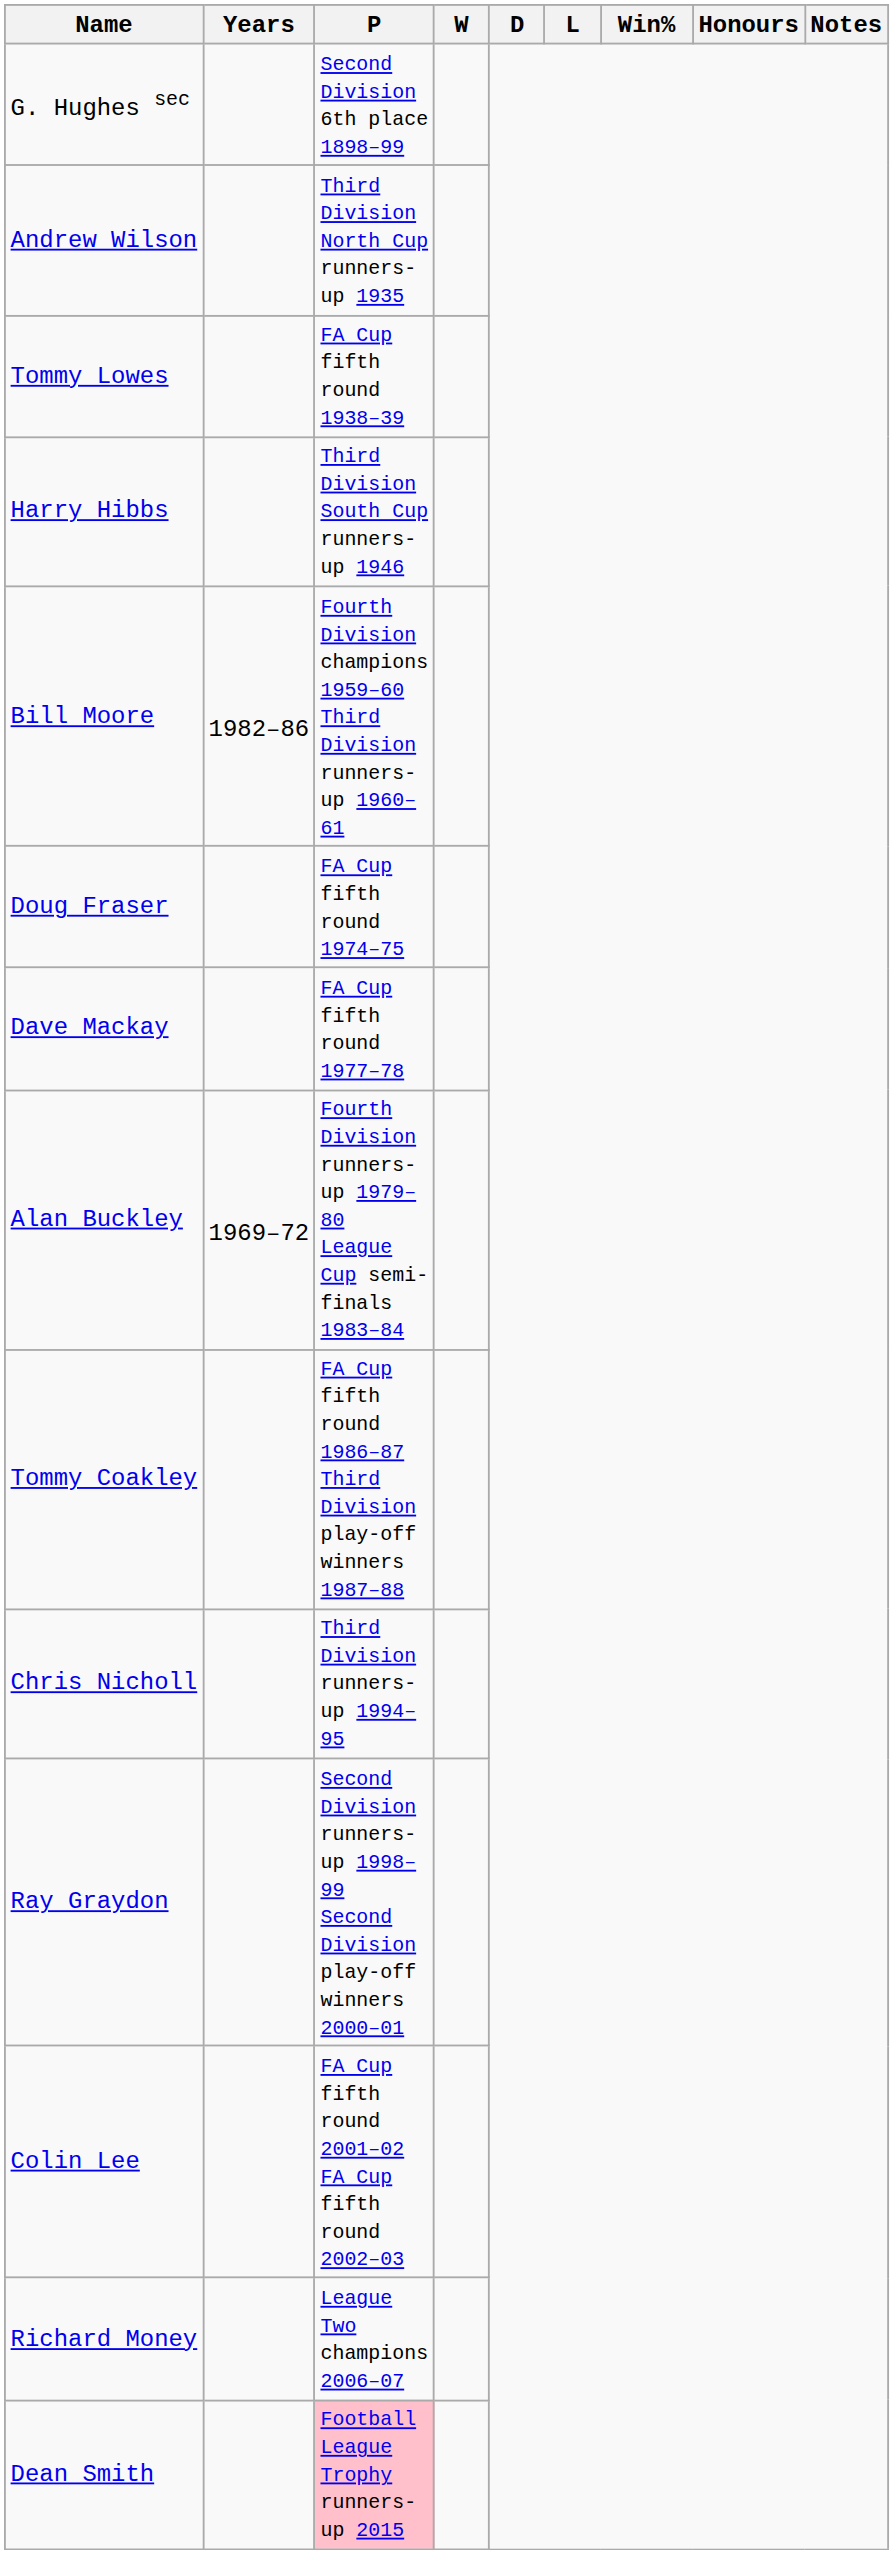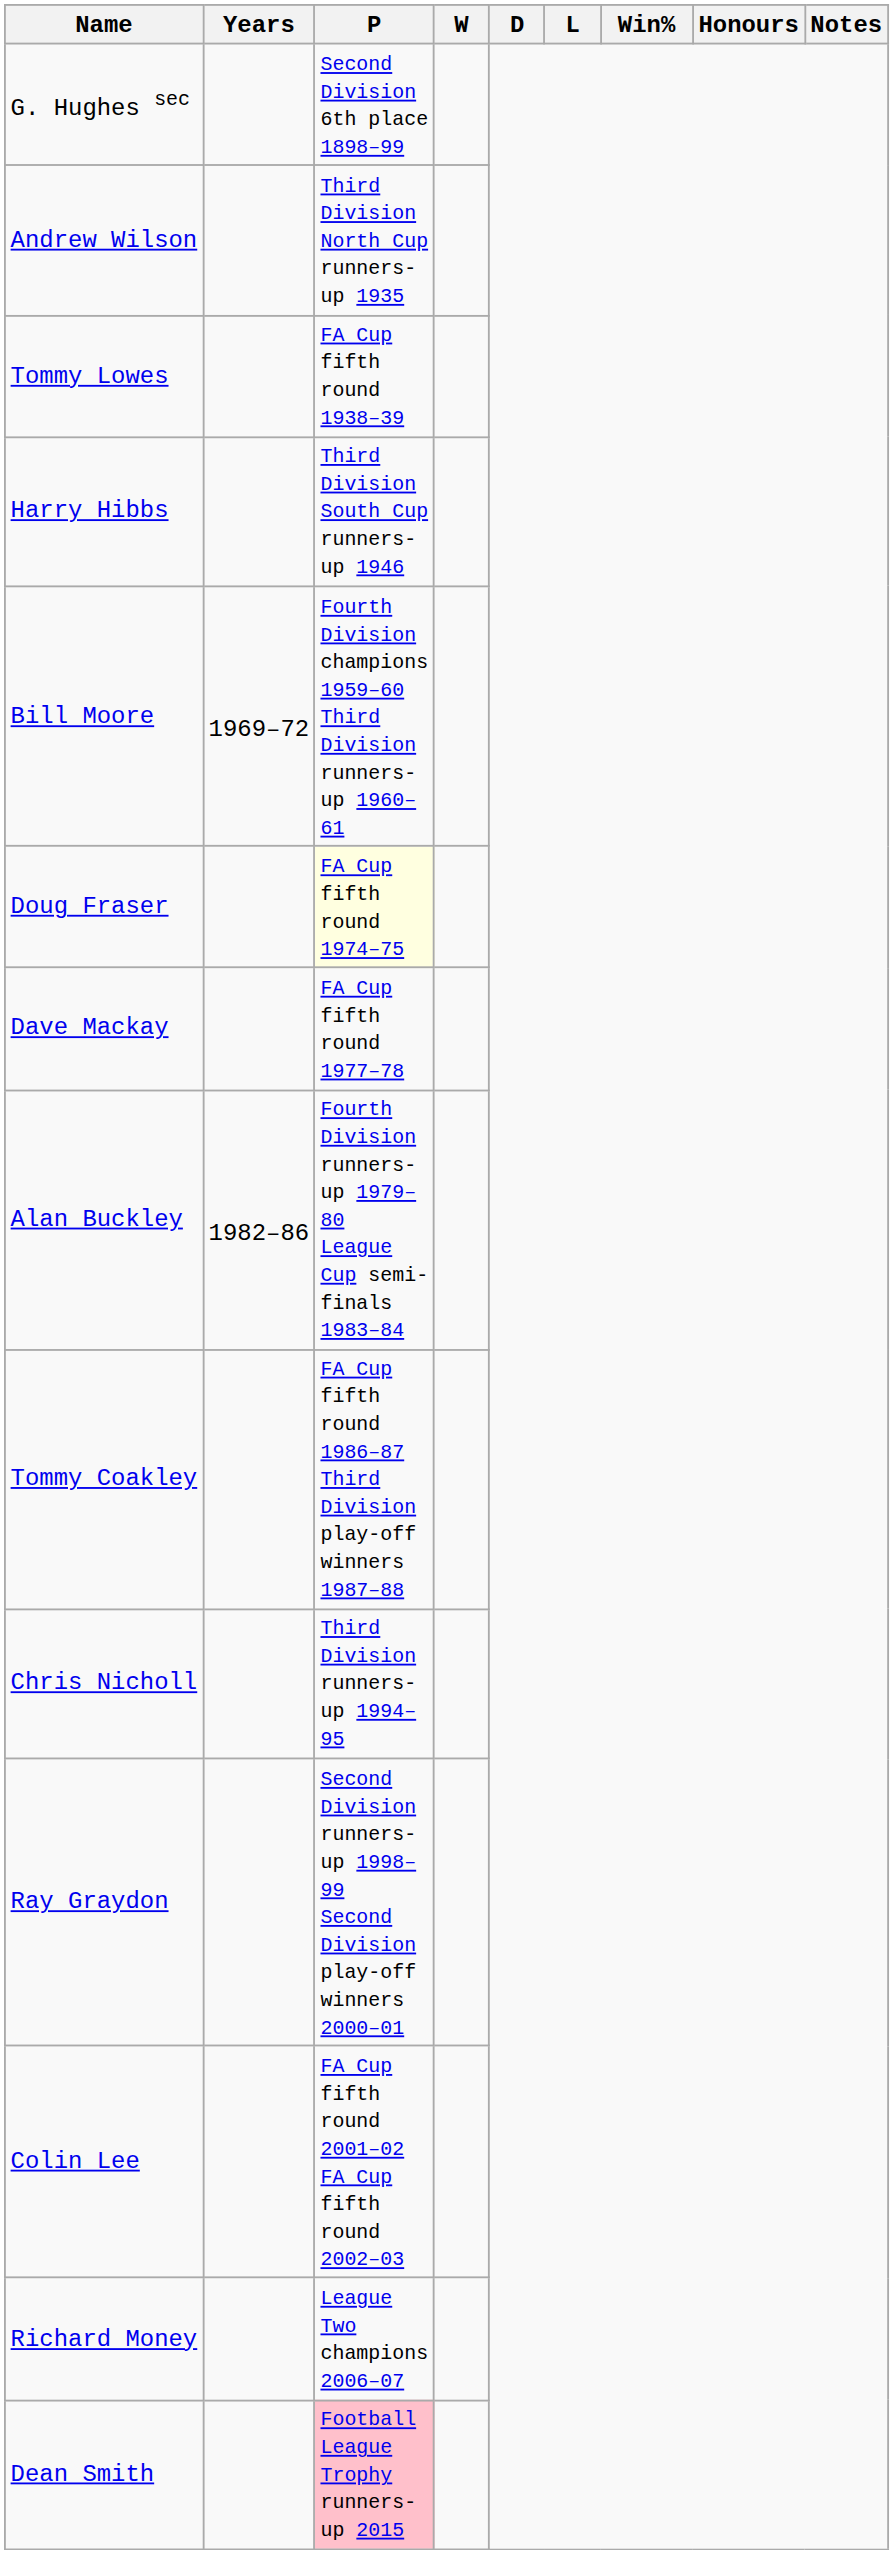(259, 730) 1982–86 -> (259, 730) 1969–72
(362, 908) no background -> (362, 908) lightyellow background
(259, 1233) 1969–72 -> (259, 1233) 1982–86
